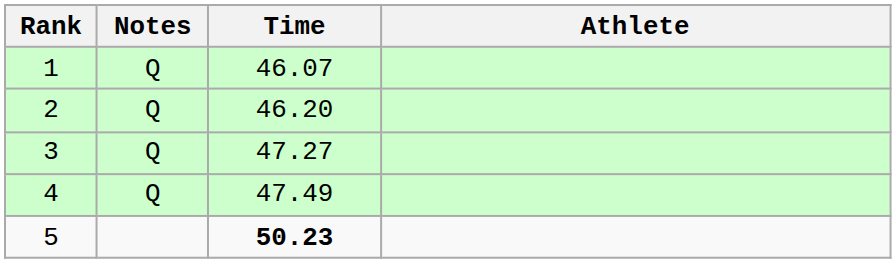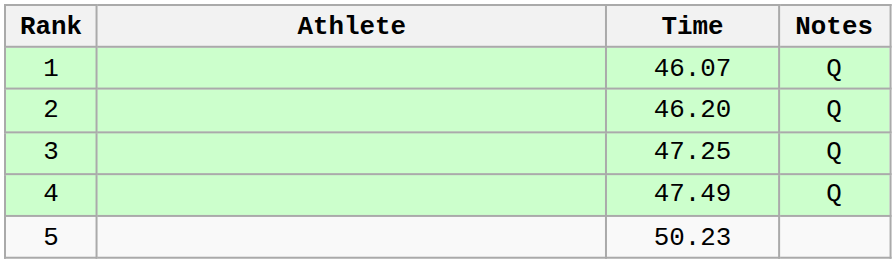columns swapped: (635, 26) <-> (153, 26)
(294, 153) 47.27 -> (692, 153) 47.25
(294, 237) bold -> (692, 237) normal
